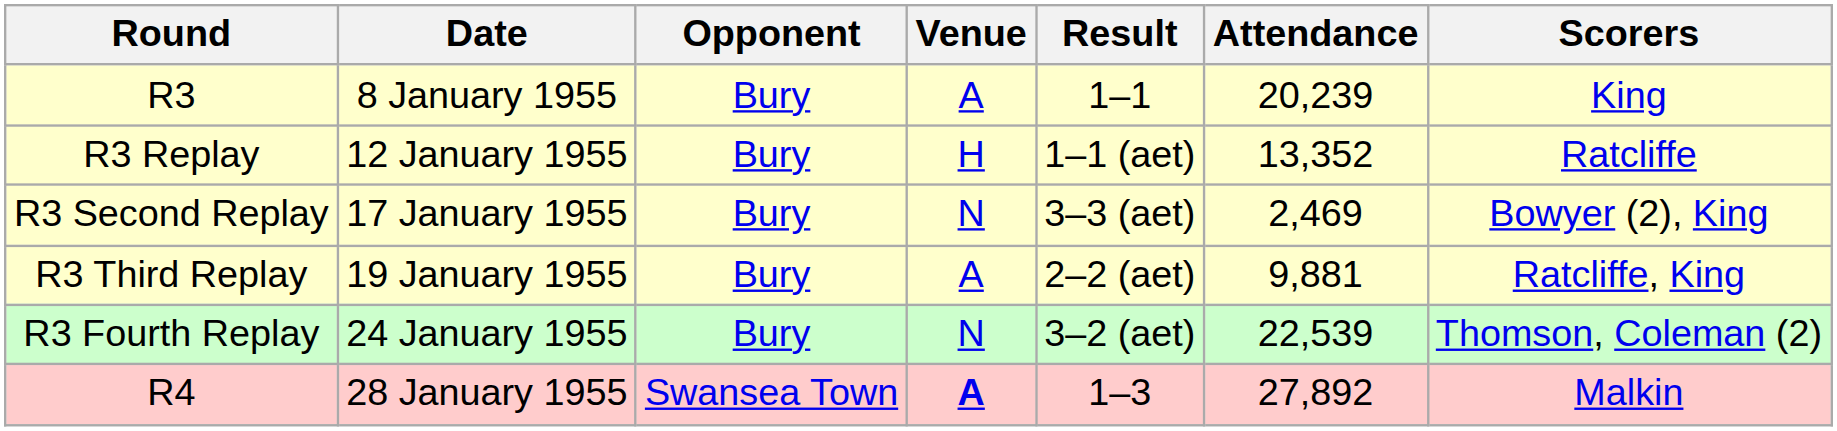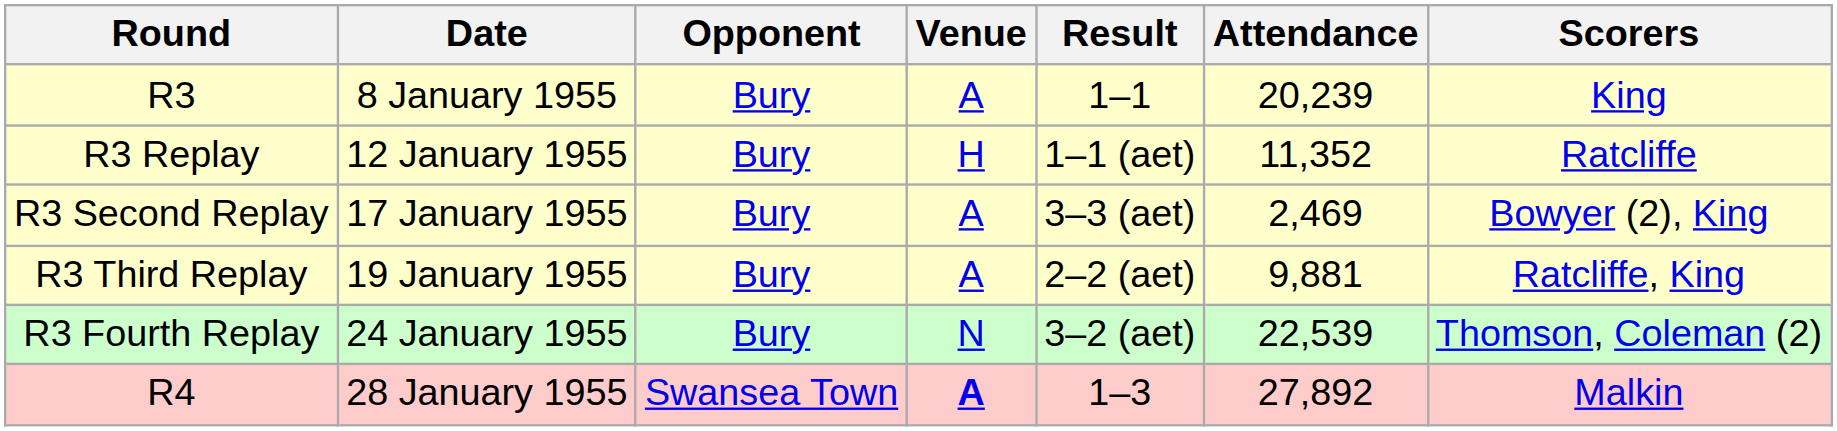(1316, 154) 13,352 -> (1316, 154) 11,352
(971, 214) N -> (971, 214) A
